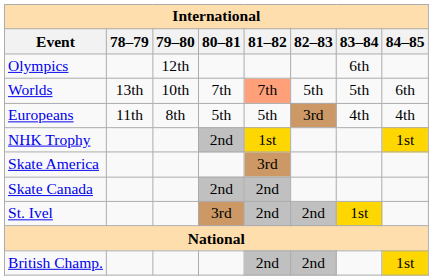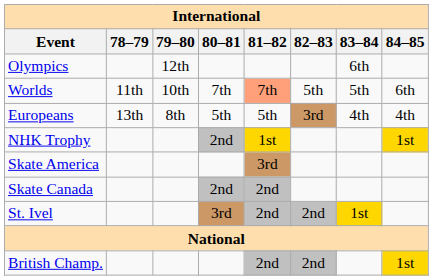(129, 90) 13th -> (129, 90) 11th
(129, 115) 11th -> (129, 115) 13th
